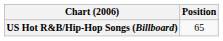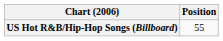(199, 28) 65 -> (199, 28) 55
